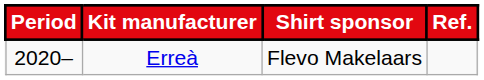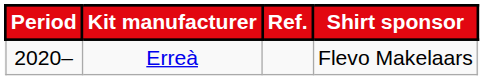columns swapped: (344, 22) <-> (452, 22)
